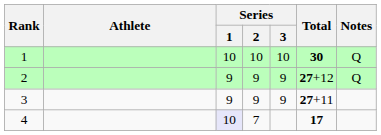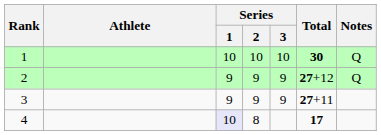(256, 120) 7 -> (256, 120) 8
